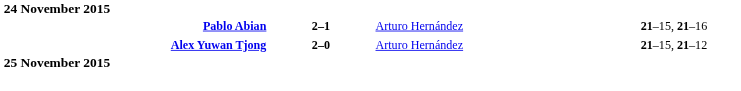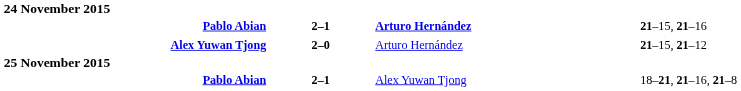(419, 26) normal -> (423, 26) bold
+ row: (234, 79)
